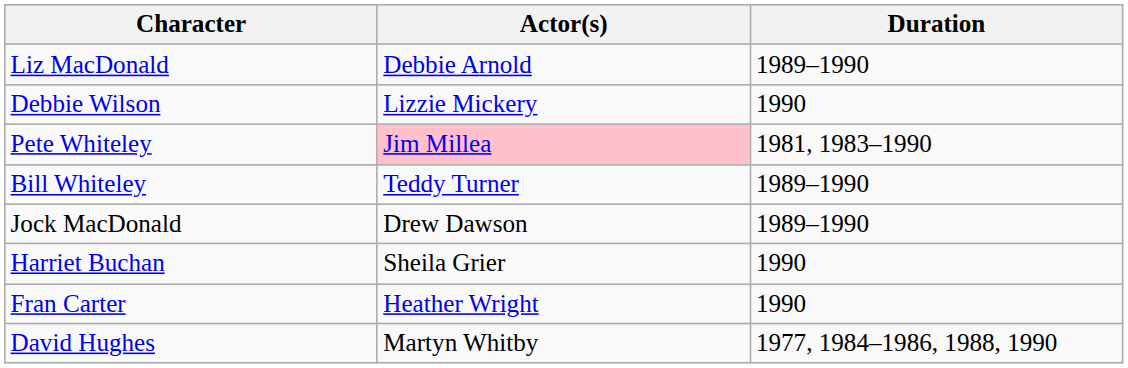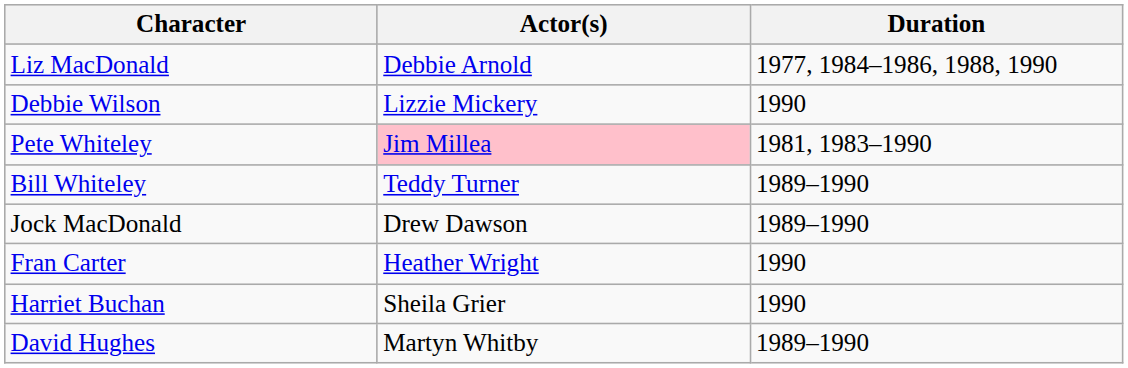(812, 64) 1989–1990 -> (907, 64) 1977, 1984–1986, 1988, 1990
rows swapped: (88, 263) <-> (68, 303)
(907, 343) 1977, 1984–1986, 1988, 1990 -> (812, 343) 1989–1990
